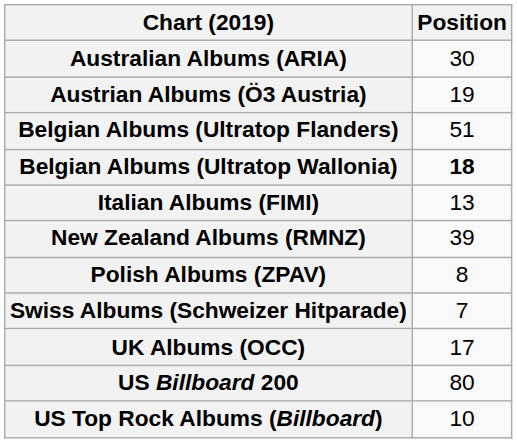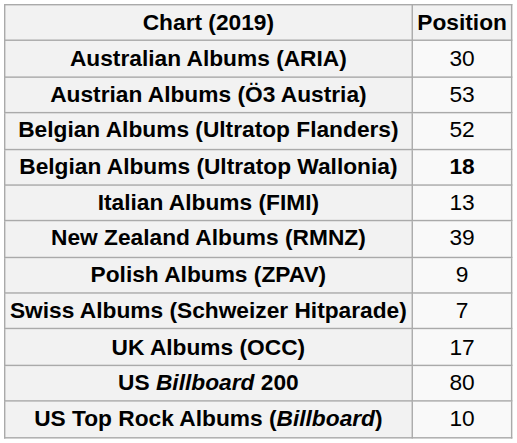(462, 94) 19 -> (462, 94) 53
(462, 130) 51 -> (462, 130) 52
(462, 274) 8 -> (462, 274) 9
